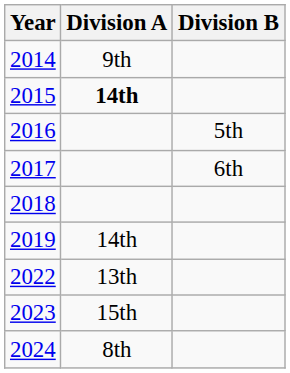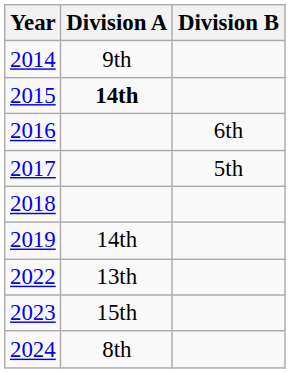(228, 131) 5th -> (228, 131) 6th
(228, 167) 6th -> (228, 167) 5th
